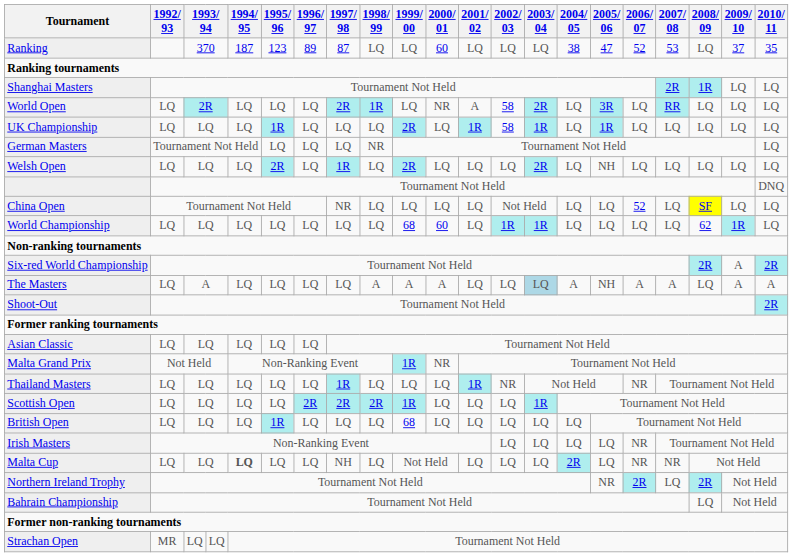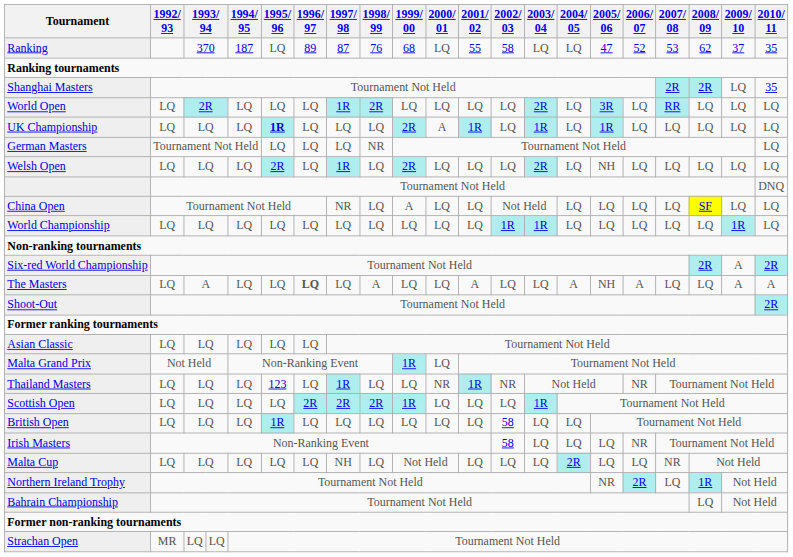(277, 47) 123 -> (277, 47) LQ
(376, 47) LQ -> (376, 47) 76
(409, 47) LQ -> (409, 47) 68
(442, 47) 60 -> (442, 47) LQ
(475, 47) LQ -> (475, 47) 55
(508, 47) LQ -> (508, 47) 58
(574, 47) 38 -> (574, 47) LQ
(705, 47) LQ -> (705, 47) 62
(705, 87) 1R -> (705, 87) 2R
(771, 87) LQ -> (771, 87) 35
(343, 107) 2R -> (343, 107) 1R
(376, 107) 1R -> (376, 107) 2R
(442, 107) NR -> (442, 107) LQ
(475, 107) A -> (475, 107) LQ
(508, 107) 58 -> (508, 107) LQ
(277, 126) normal -> (277, 126) bold
(442, 126) LQ -> (442, 126) A
(508, 126) 58 -> (508, 126) LQ
(409, 205) LQ -> (409, 205) A
(640, 205) 52 -> (640, 205) LQ
(409, 225) 68 -> (409, 225) LQ
(442, 225) 60 -> (442, 225) LQ
(705, 225) 62 -> (705, 225) LQ
(310, 284) normal -> (310, 284) bold
(409, 284) A -> (409, 284) LQ
(442, 284) A -> (442, 284) LQ
(475, 284) LQ -> (475, 284) A
(541, 284) lightblue background -> (541, 284) no background
(672, 284) A -> (672, 284) LQ
(442, 363) NR -> (442, 363) LQ
(277, 383) LQ -> (277, 383) 123
(442, 383) LQ -> (442, 383) NR
(409, 422) 68 -> (409, 422) LQ
(508, 422) LQ -> (508, 422) 58
(508, 442) LQ -> (508, 442) 58
(244, 462) bold -> (244, 462) normal
(640, 462) NR -> (640, 462) LQ
(705, 482) 2R -> (705, 482) 1R
